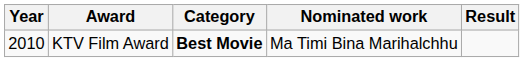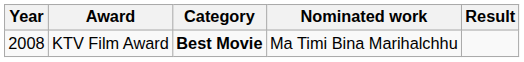(26, 43) 2010 -> (26, 43) 2008
